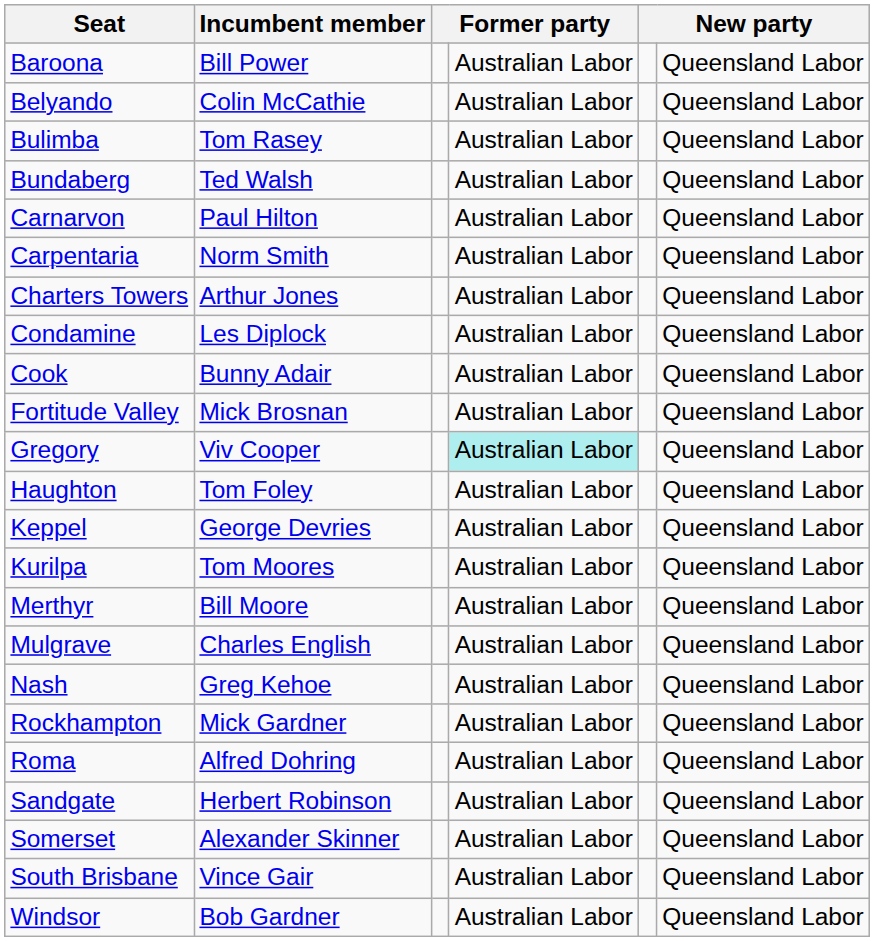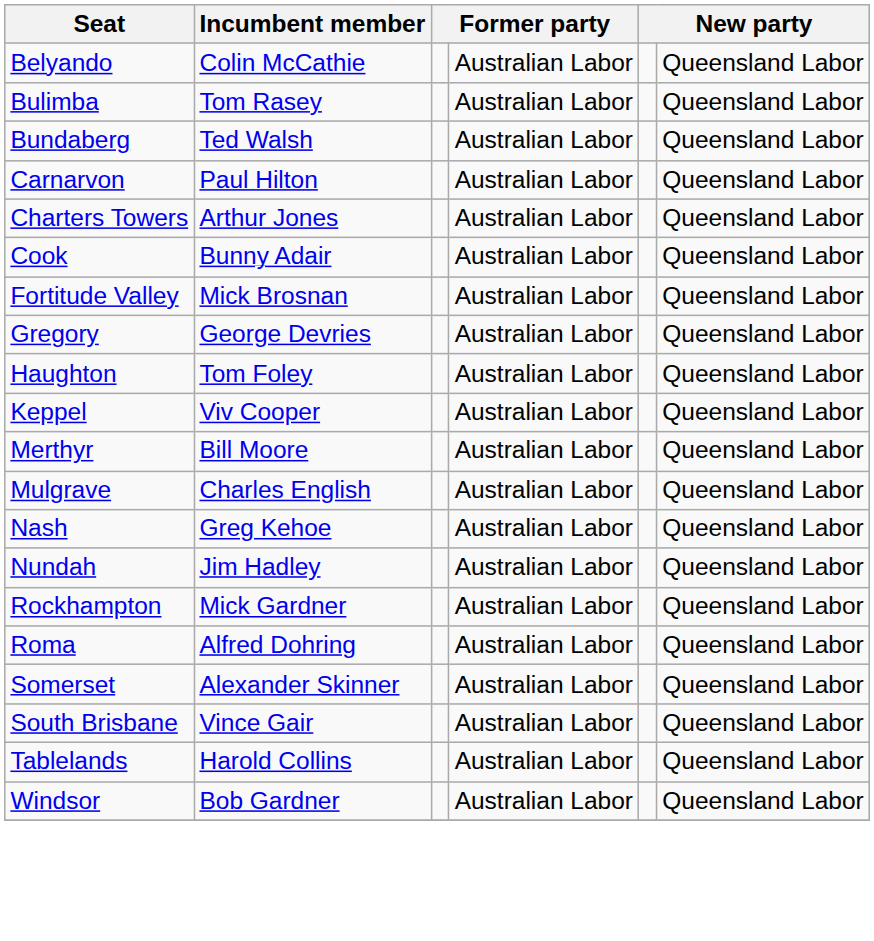- row: (57, 62)
- row: (74, 256)
- row: (73, 334)
(260, 450) Viv Cooper -> (285, 334) George Devries
(544, 450) paleturquoise background -> (544, 334) no background
(285, 528) George Devries -> (260, 412) Viv Cooper
- row: (49, 567)
+ row: (53, 567)
- row: (63, 800)
+ row: (69, 761)
